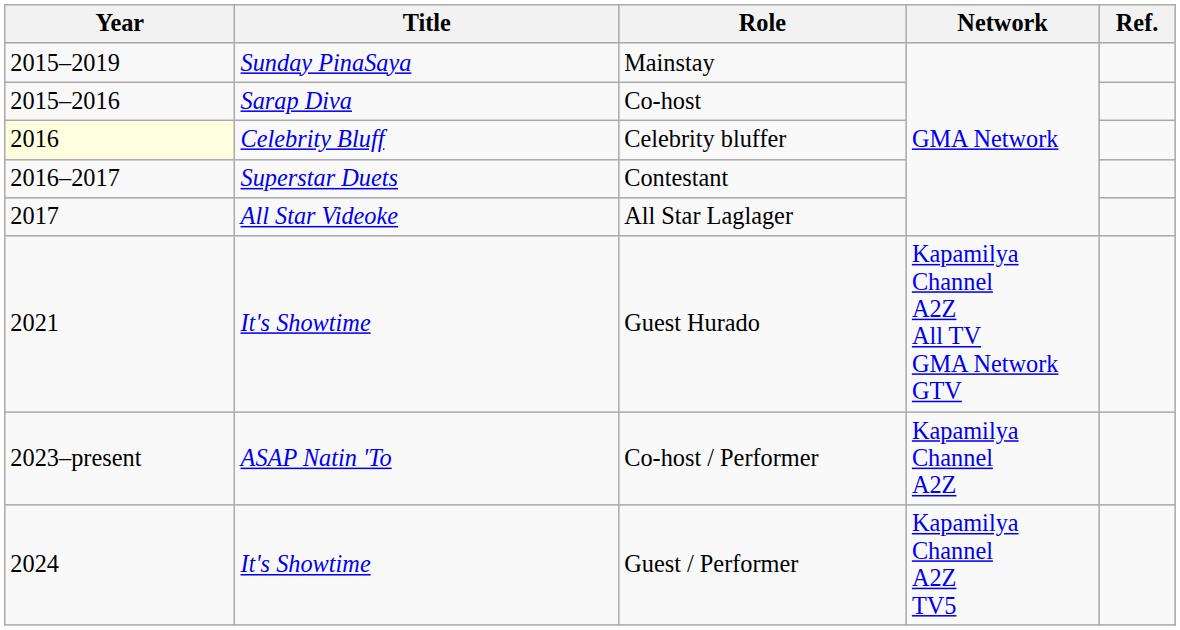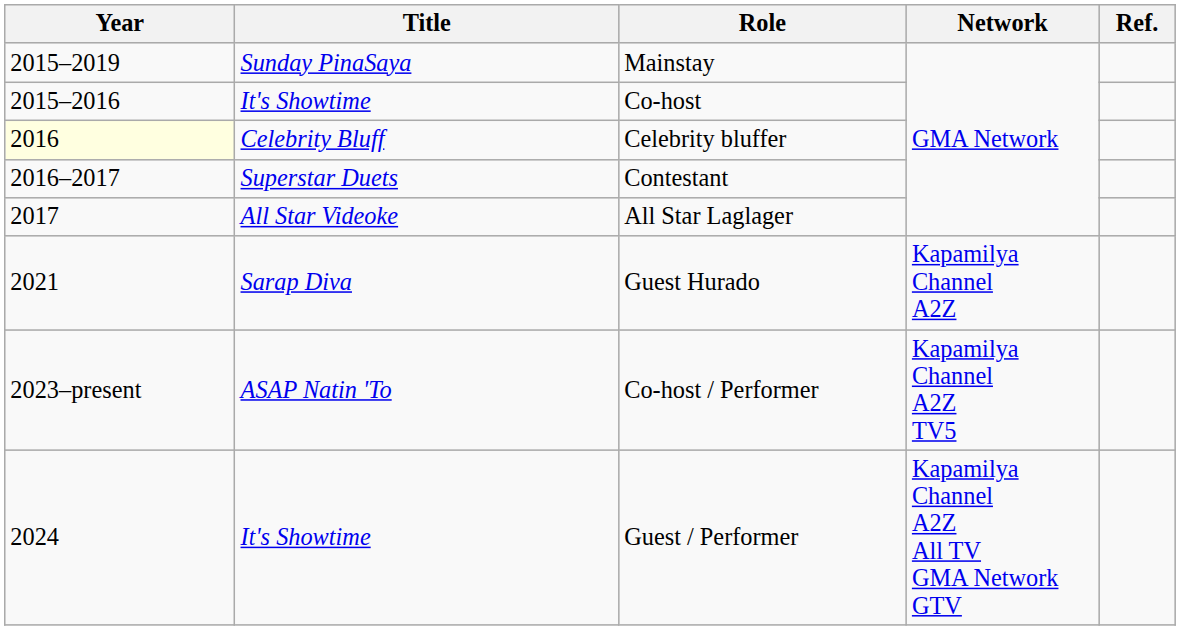(296, 100) Sarap Diva -> (306, 100) It's Showtime
(306, 323) It's Showtime -> (296, 282) Sarap Diva
(985, 323) Kapamilya Channel A2Z All TV GMA Network GTV -> (965, 282) Kapamilya Channel A2Z
(965, 457) Kapamilya Channel A2Z -> (965, 389) Kapamilya Channel A2Z TV5
(965, 564) Kapamilya Channel A2Z TV5 -> (985, 537) Kapamilya Channel A2Z All TV GMA Network GTV
